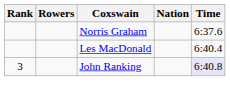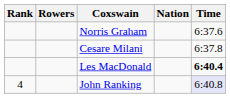+ row: (111, 48)
(208, 48) normal -> (208, 66) bold
(20, 66) 3 -> (20, 84) 4
